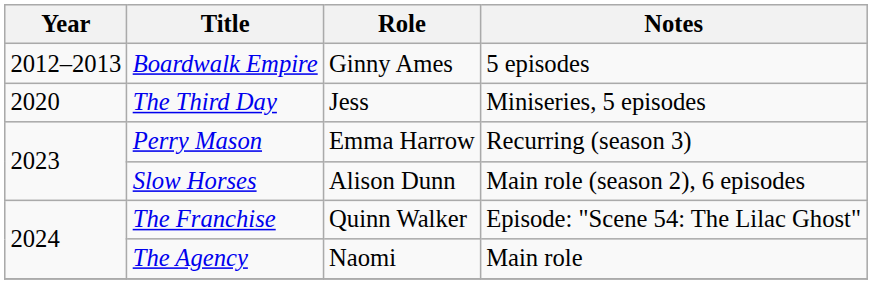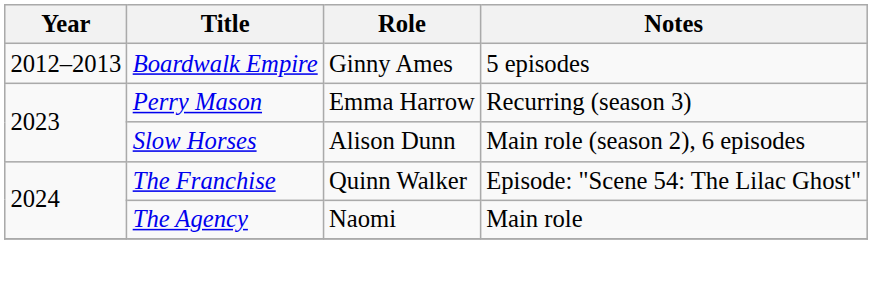- row: (205, 102)
